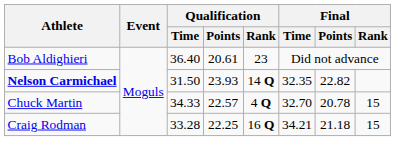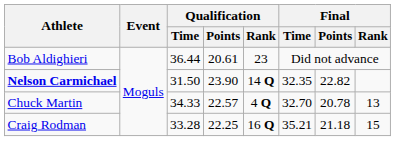(185, 58) 36.40 -> (185, 58) 36.44
(223, 81) 23.93 -> (223, 81) 23.90
(373, 103) 15 -> (373, 103) 13
(297, 125) 34.21 -> (297, 125) 35.21
